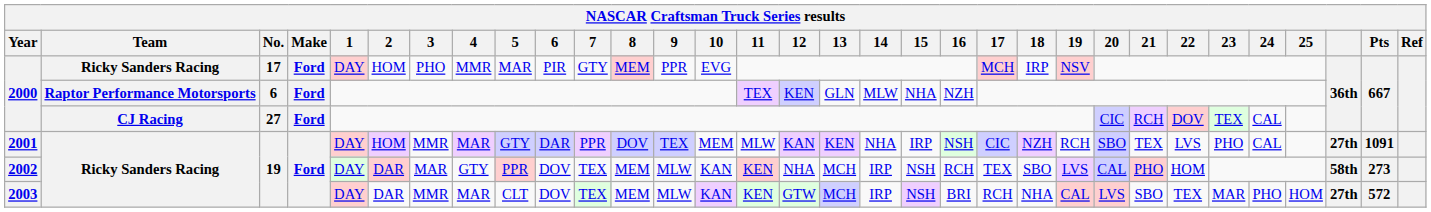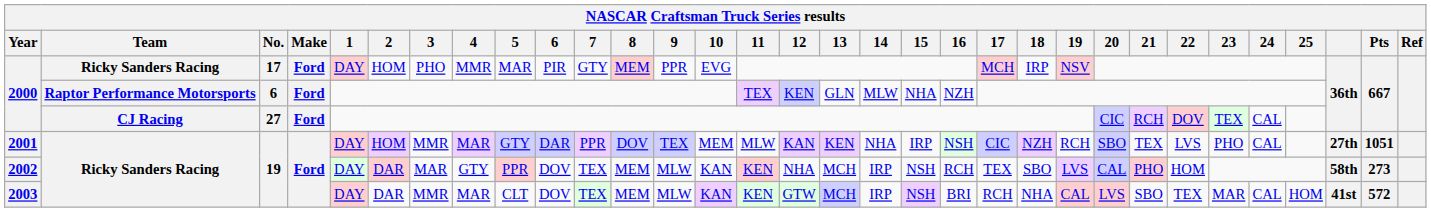(1379, 143) 1091 -> (1379, 143) 1051
(1267, 194) PHO -> (1267, 194) CAL
(1344, 194) 27th -> (1344, 194) 41st
